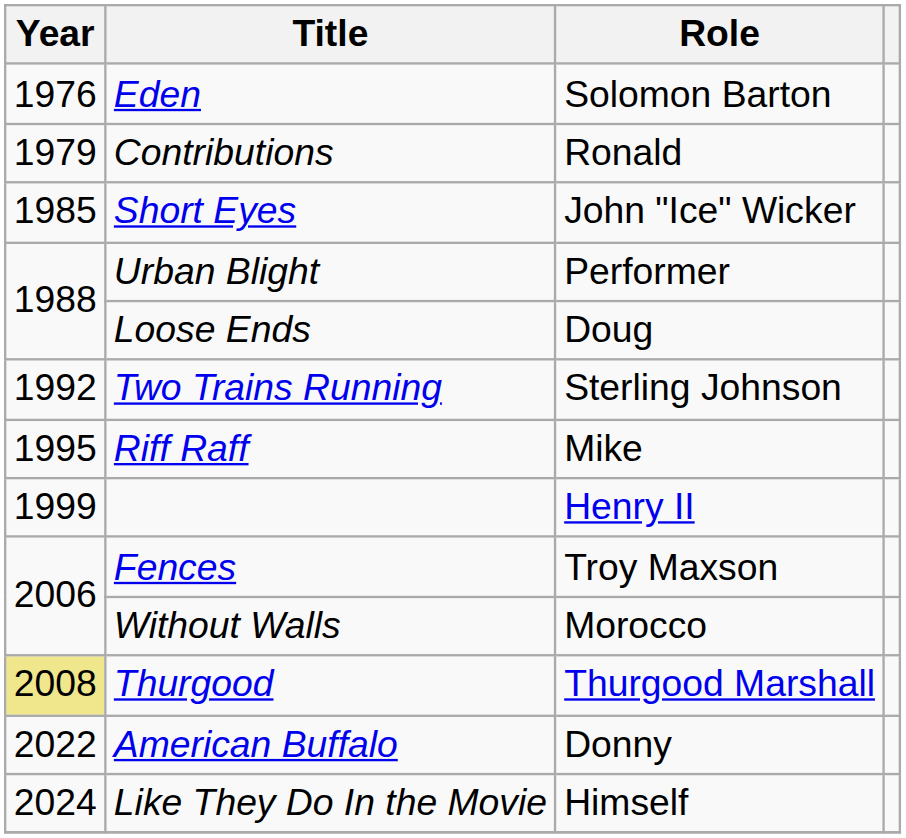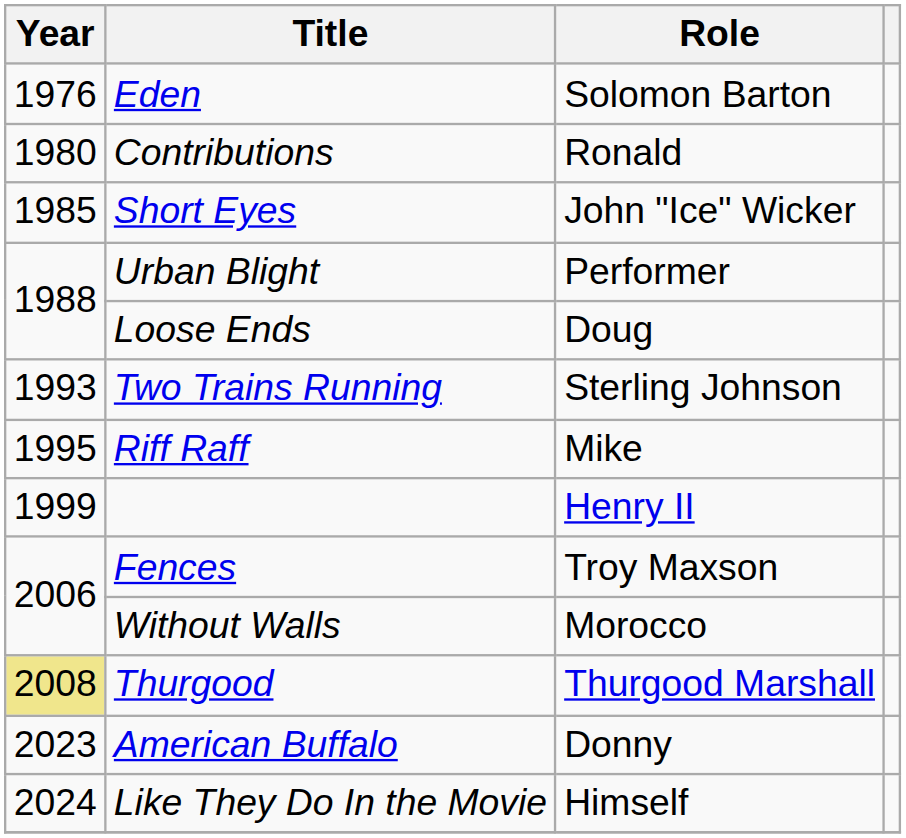(55, 152) 1979 -> (55, 152) 1980
(55, 388) 1992 -> (55, 388) 1993
(55, 743) 2022 -> (55, 743) 2023
